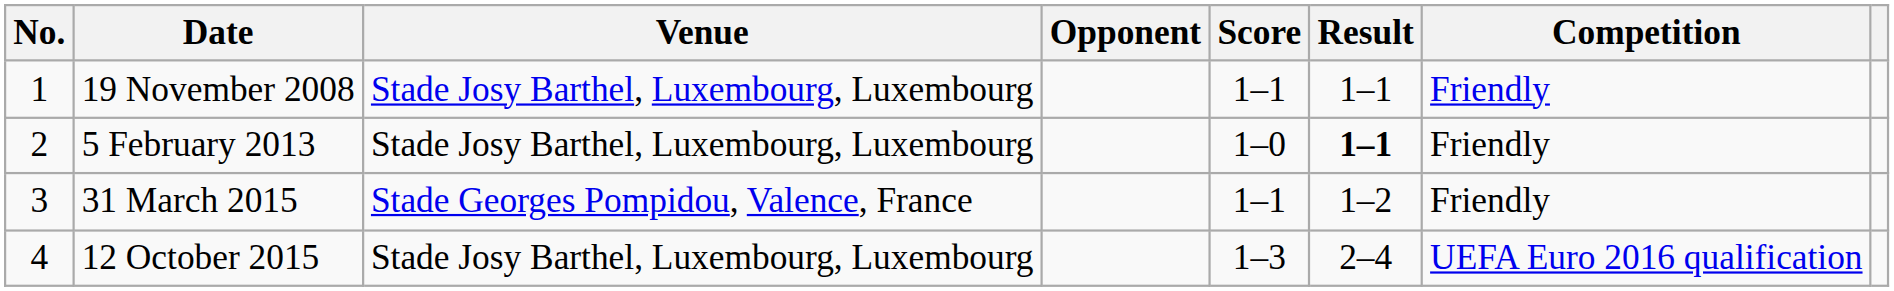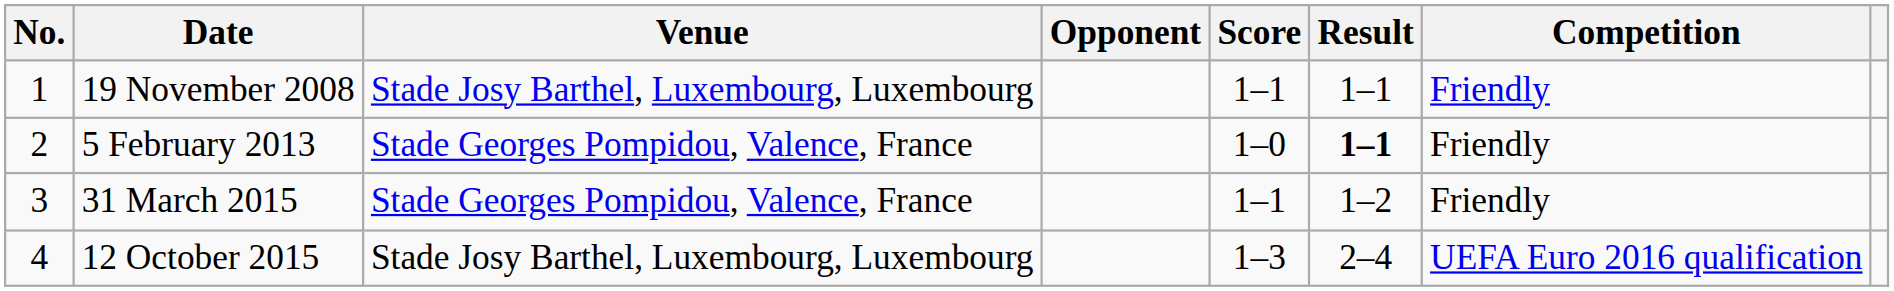(702, 144) Stade Josy Barthel, Luxembourg, Luxembourg -> (672, 144) Stade Georges Pompidou, Valence, France
